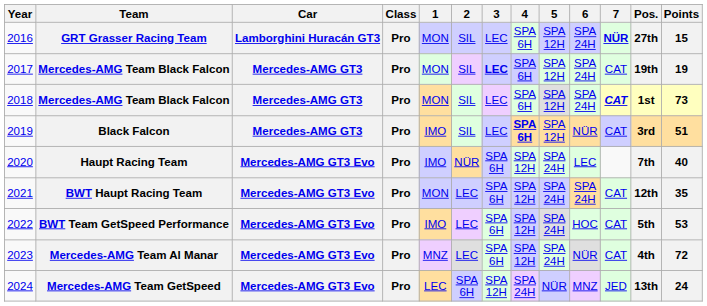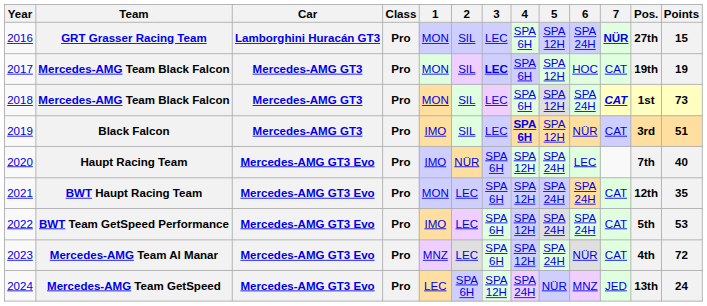(585, 69) SPA 24H -> (585, 69) HOC
(585, 224) HOC -> (585, 224) SPA 24H
